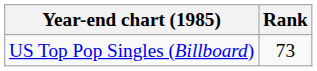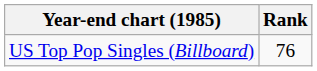(285, 50) 73 -> (285, 50) 76
